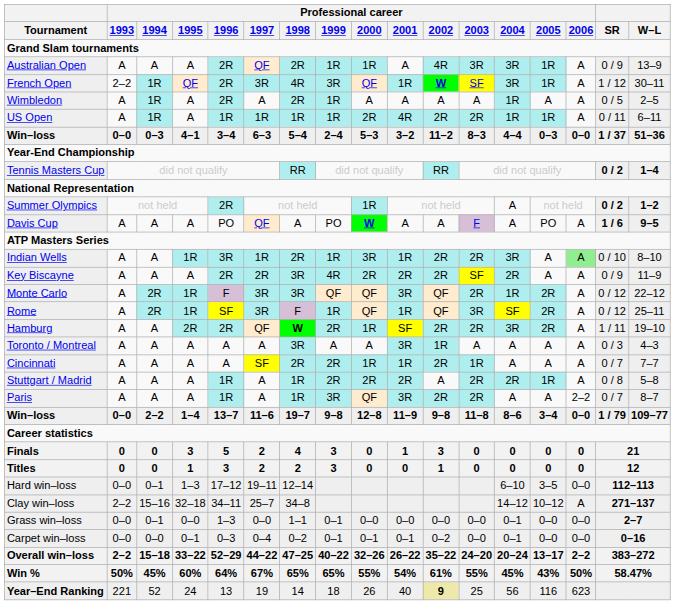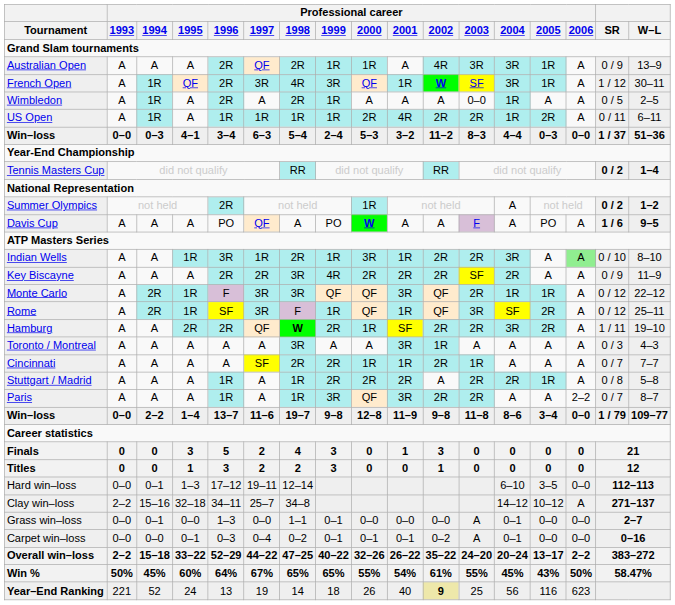(122, 83) 2–2 -> (122, 83) A
(477, 100) A -> (477, 100) 0–0
(548, 118) 1R -> (548, 118) 2R
(548, 293) 2R -> (548, 293) 1R
(477, 521) 0–0 -> (477, 521) A
(477, 538) 0–0 -> (477, 538) A
